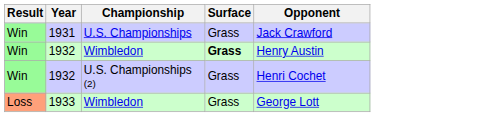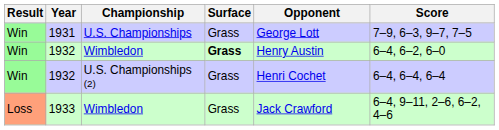+ column: (432, 13)
(294, 32) Jack Crawford -> (288, 32) George Lott
(288, 102) George Lott -> (294, 108) Jack Crawford
